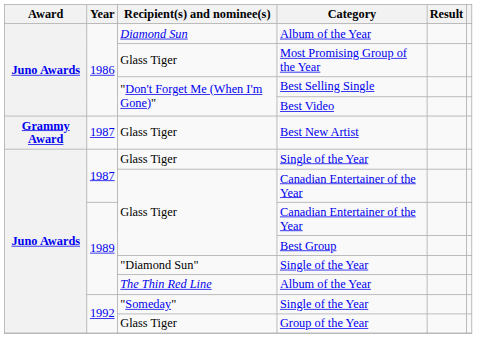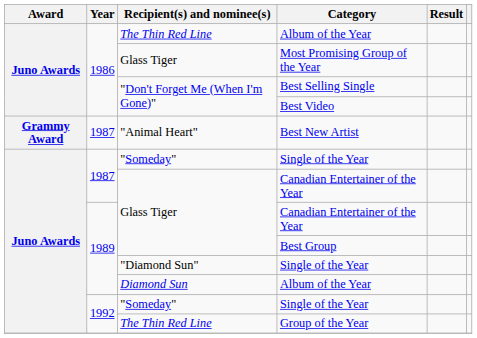(154, 33) Diamond Sun -> (166, 33) The Thin Red Line
(149, 132) Glass Tiger -> (159, 132) "Animal Heart"
(149, 159) Glass Tiger -> (148, 159) "Someday"
(166, 284) The Thin Red Line -> (154, 284) Diamond Sun
(149, 323) Glass Tiger -> (166, 323) The Thin Red Line
